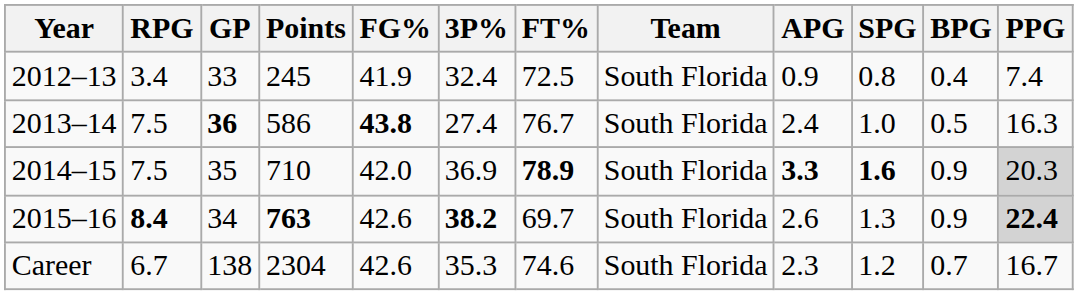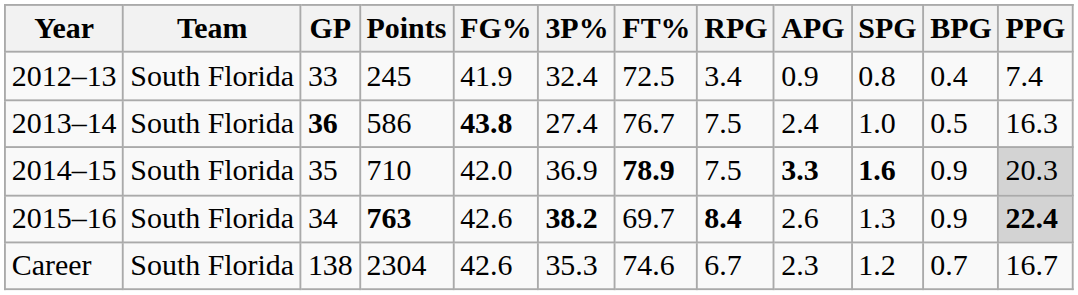columns swapped: (686, 28) <-> (162, 28)
